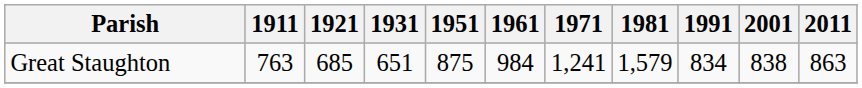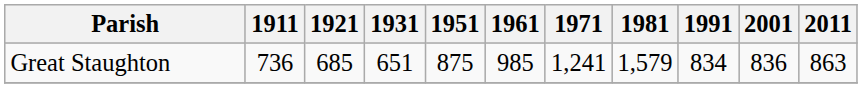(275, 62) 763 -> (275, 62) 736
(515, 62) 984 -> (515, 62) 985
(769, 62) 838 -> (769, 62) 836
